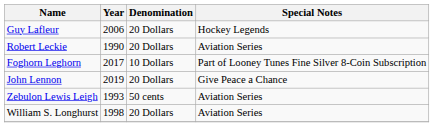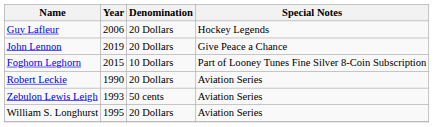rows swapped: (37, 46) <-> (34, 79)
(114, 63) 2017 -> (114, 63) 2015
(114, 113) 1998 -> (114, 113) 1995
